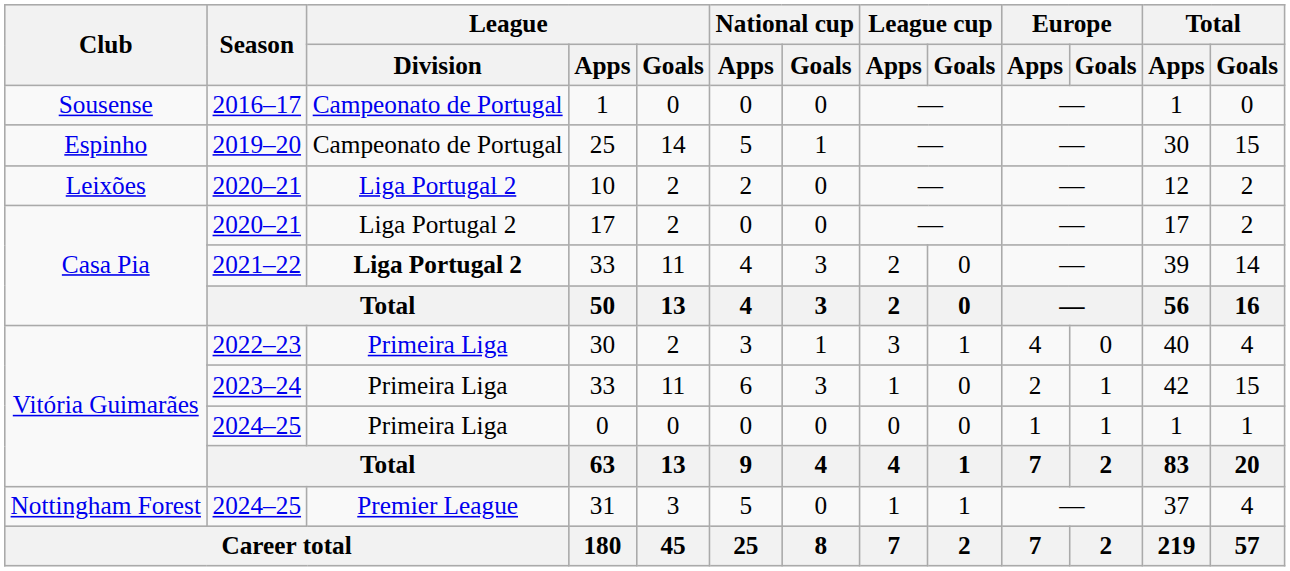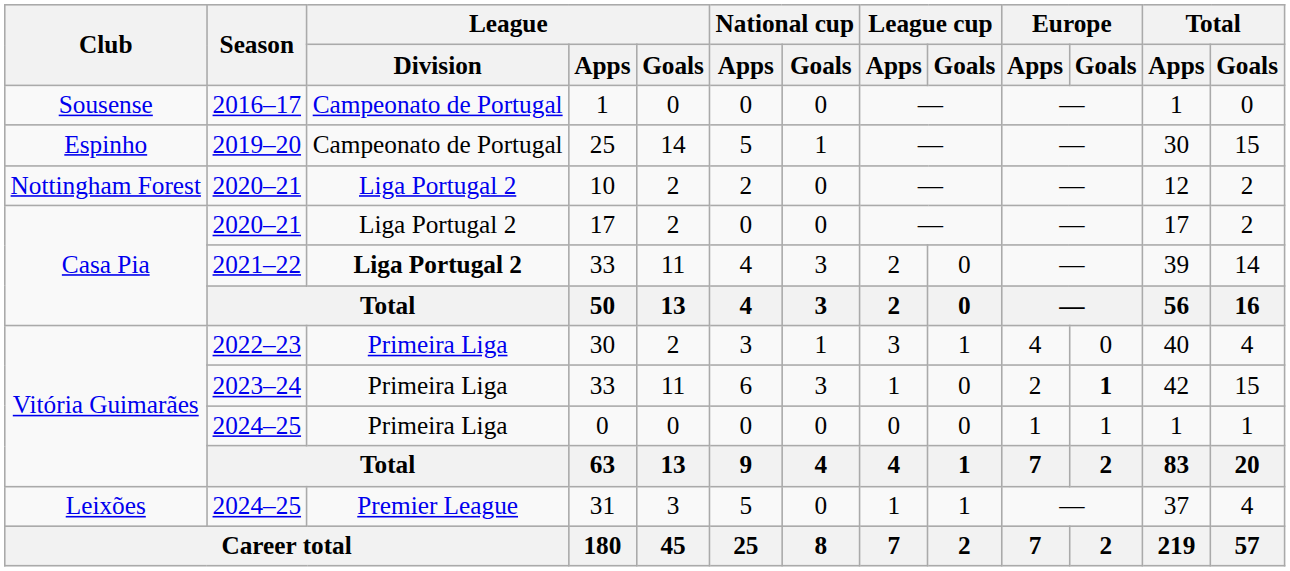(106, 184) Leixões -> (106, 184) Nottingham Forest
(1106, 385) normal -> (1106, 385) bold
(106, 505) Nottingham Forest -> (106, 505) Leixões
